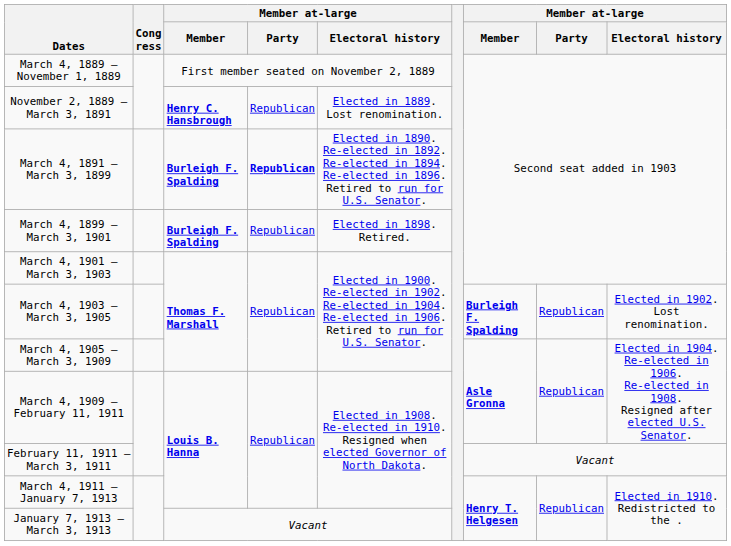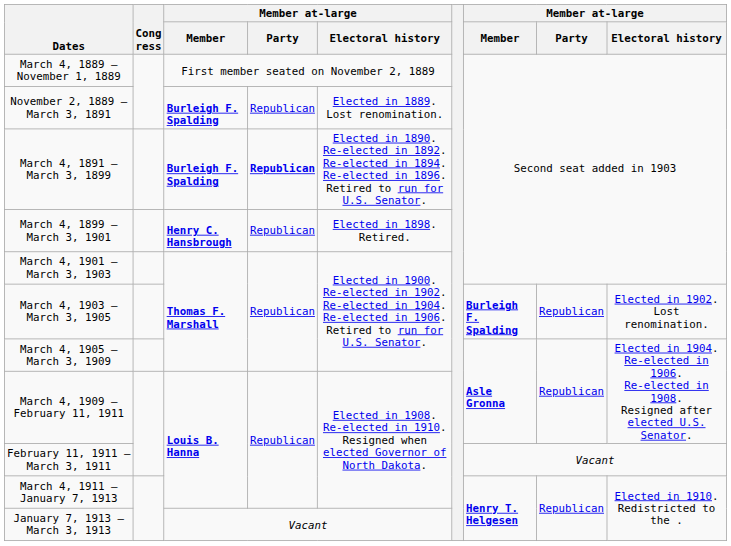(199, 114) Henry C. Hansbrough -> (202, 114) Burleigh F. Spalding
(202, 237) Burleigh F. Spalding -> (199, 237) Henry C. Hansbrough
